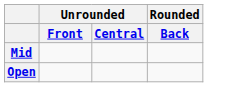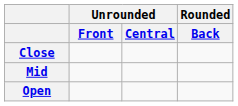+ row: (37, 53)
